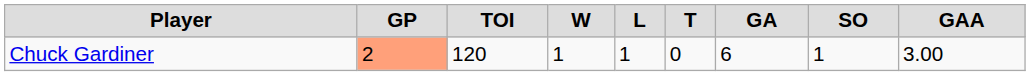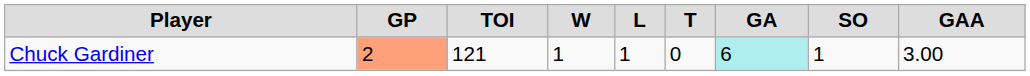(469, 53) 120 -> (469, 53) 121
(726, 53) no background -> (726, 53) paleturquoise background
